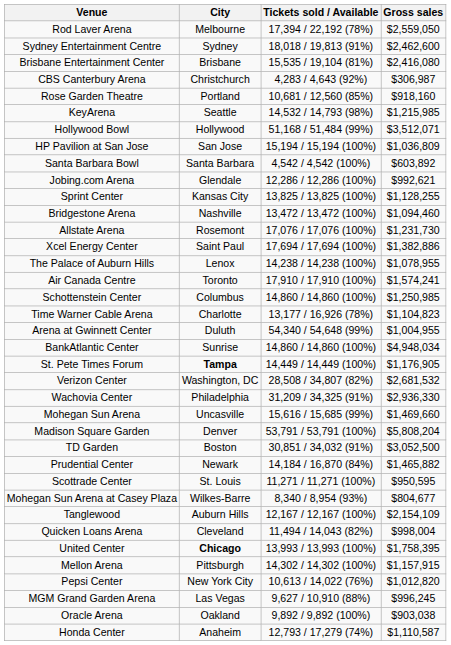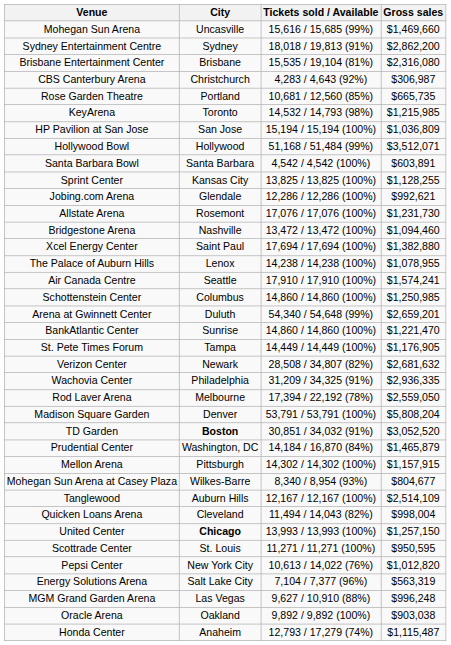rows swapped: (92, 29) <-> (92, 414)
(413, 46) $2,462,600 -> (413, 46) $2,862,200
(413, 63) $2,416,080 -> (413, 63) $2,316,080
(413, 96) $918,160 -> (413, 96) $665,735
(220, 113) Seattle -> (220, 113) Toronto
rows swapped: (92, 146) <-> (92, 130)
(413, 163) $603,892 -> (413, 163) $603,891
rows swapped: (92, 180) <-> (92, 197)
rows swapped: (92, 213) <-> (92, 230)
(413, 247) $1,382,886 -> (413, 247) $1,382,880
(220, 280) Toronto -> (220, 280) Seattle
- row: (92, 314)
(413, 331) $1,004,955 -> (413, 314) $2,659,201
(413, 347) $4,948,034 -> (413, 331) $1,221,470
(220, 364) bold -> (220, 347) normal
(220, 381) Washington, DC -> (220, 364) Newark
(413, 381) $2,681,532 -> (413, 364) $2,681,632
(413, 398) $2,936,330 -> (413, 381) $2,936,335
(220, 448) normal -> (220, 431) bold
(413, 448) $3,052,500 -> (413, 431) $3,052,520
(220, 465) Newark -> (220, 448) Washington, DC
(413, 465) $1,465,882 -> (413, 448) $1,465,879
rows swapped: (92, 565) <-> (92, 481)
(413, 515) $2,154,109 -> (413, 498) $2,514,109
(413, 548) $1,758,395 -> (413, 532) $1,257,150
+ row: (92, 582)
(413, 599) $996,245 -> (413, 599) $996,248
(413, 632) $1,110,587 -> (413, 632) $1,115,487
